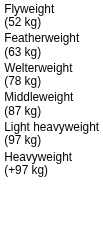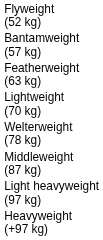+ row: (42, 45)
+ row: (34, 104)
